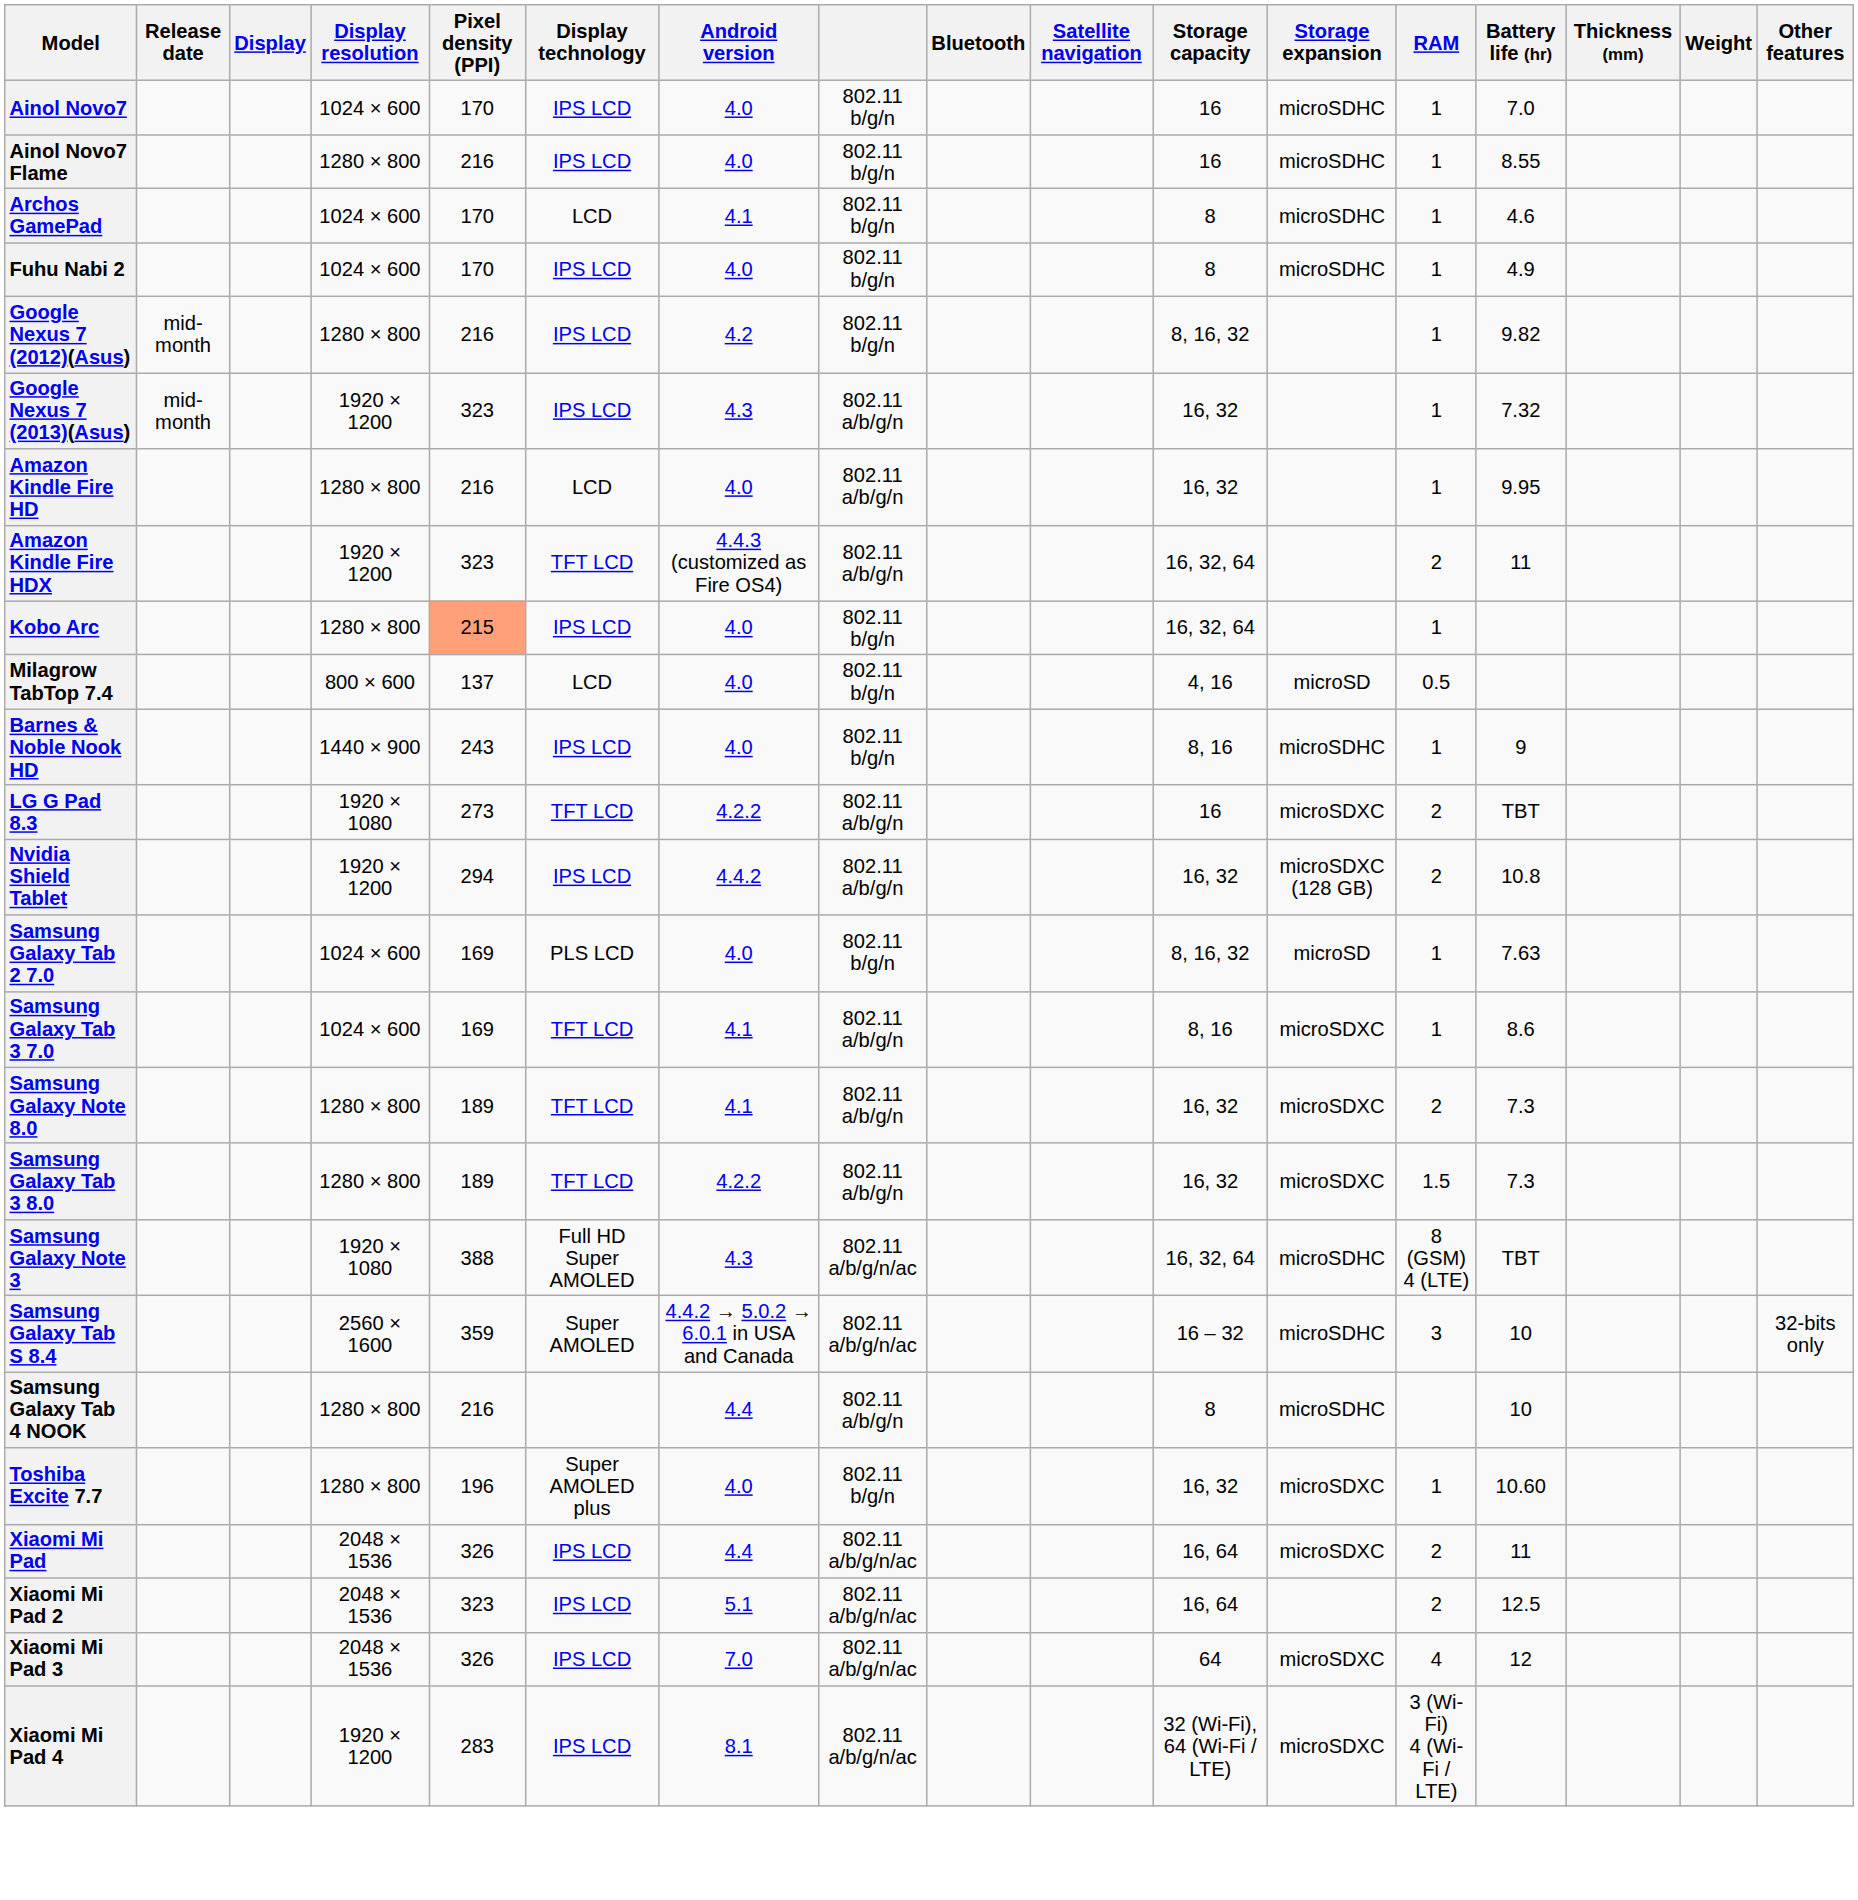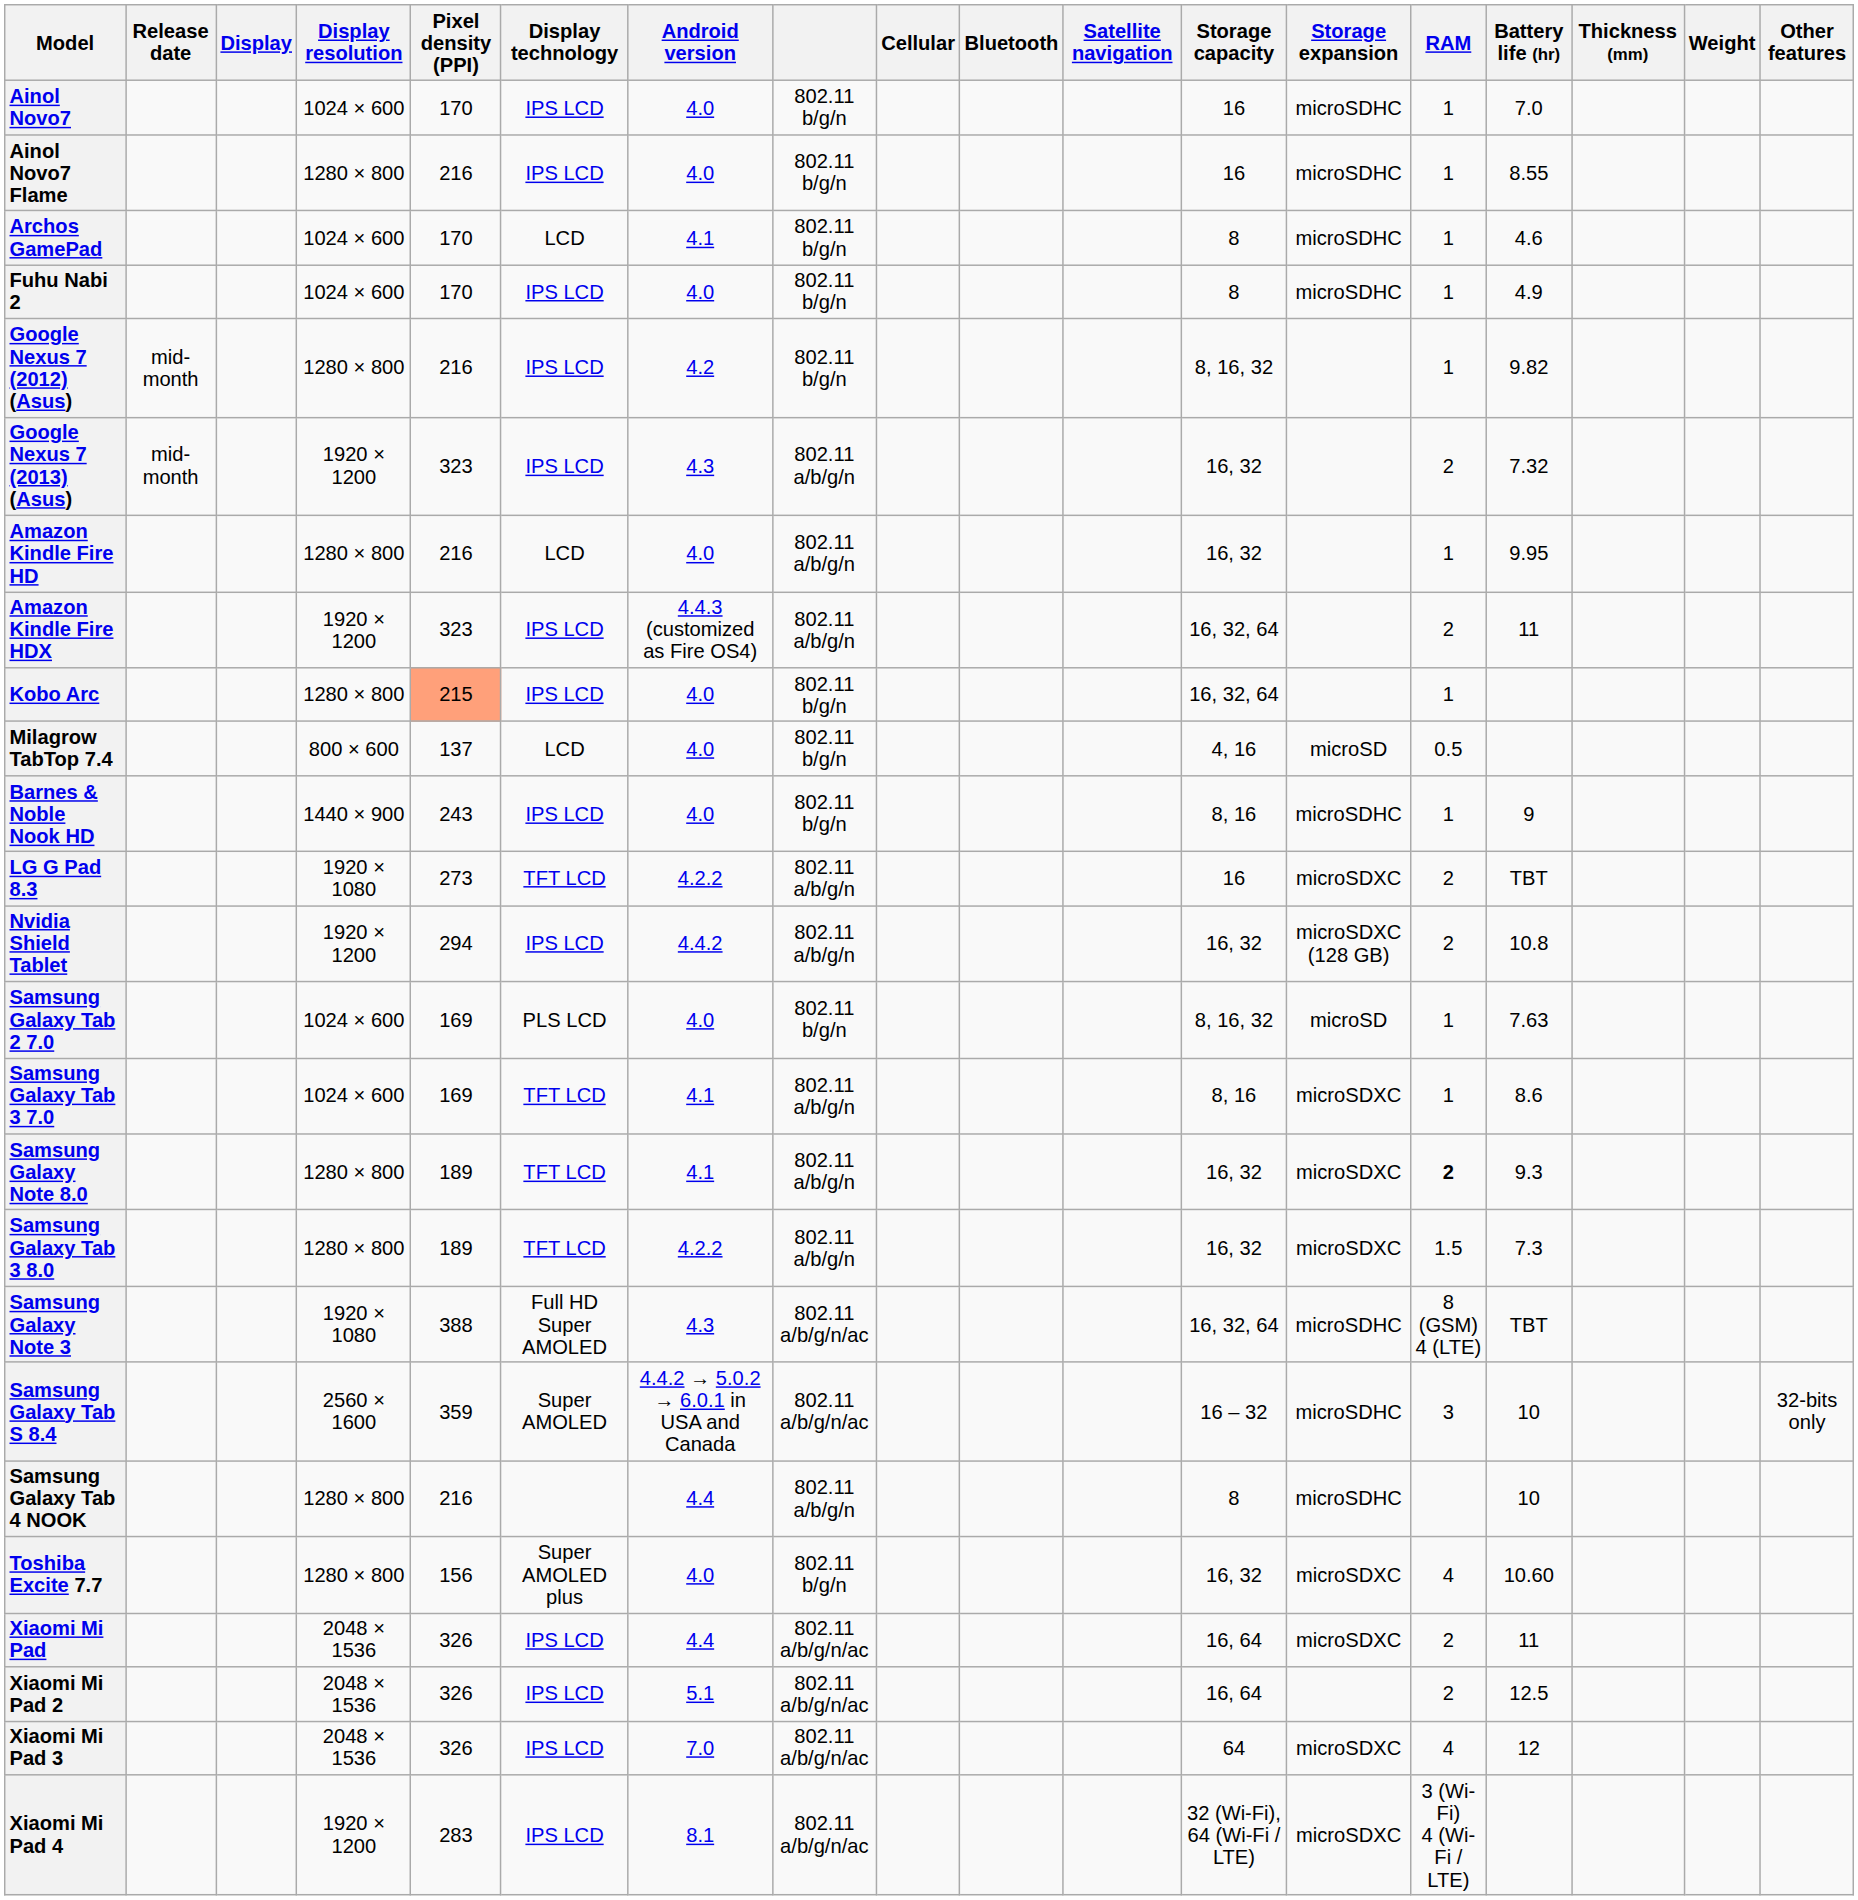+ column: (918, 42)
(1436, 410) 1 -> (1448, 466) 2
(592, 563) TFT LCD -> (565, 629) IPS LCD
(1436, 1105) normal -> (1448, 1172) bold
(1521, 1105) 7.3 -> (1529, 1172) 9.3
(477, 1486) 196 -> (456, 1574) 156
(1436, 1486) 1 -> (1448, 1574) 4
(477, 1605) 323 -> (456, 1693) 326
